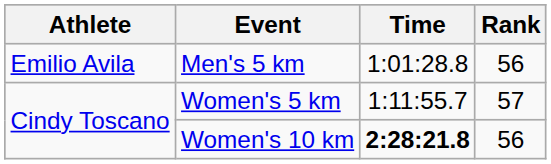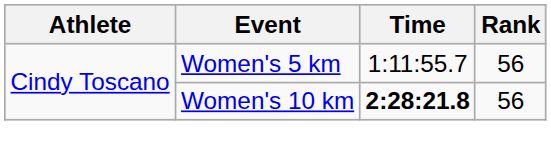- row: (243, 63)
(511, 101) 57 -> (511, 63) 56
